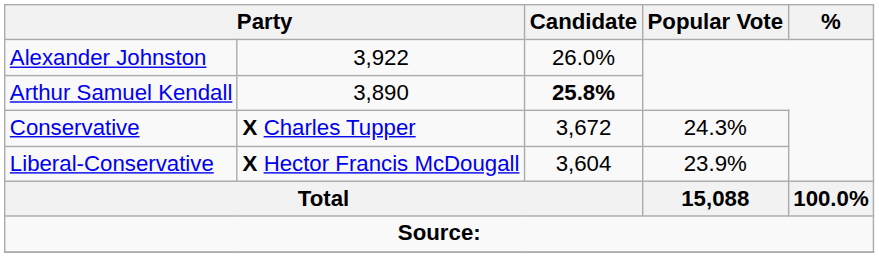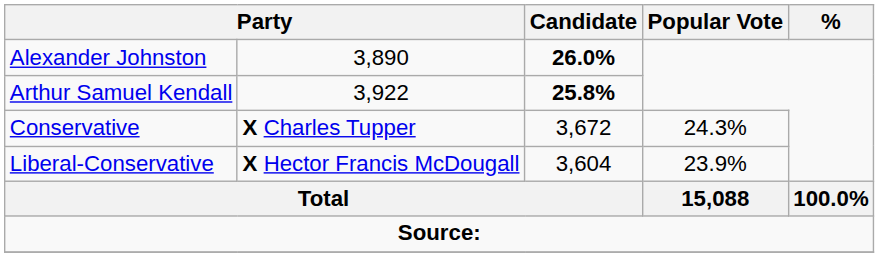(381, 57) 3,922 -> (381, 57) 3,890
(583, 57) normal -> (583, 57) bold
(381, 92) 3,890 -> (381, 92) 3,922
